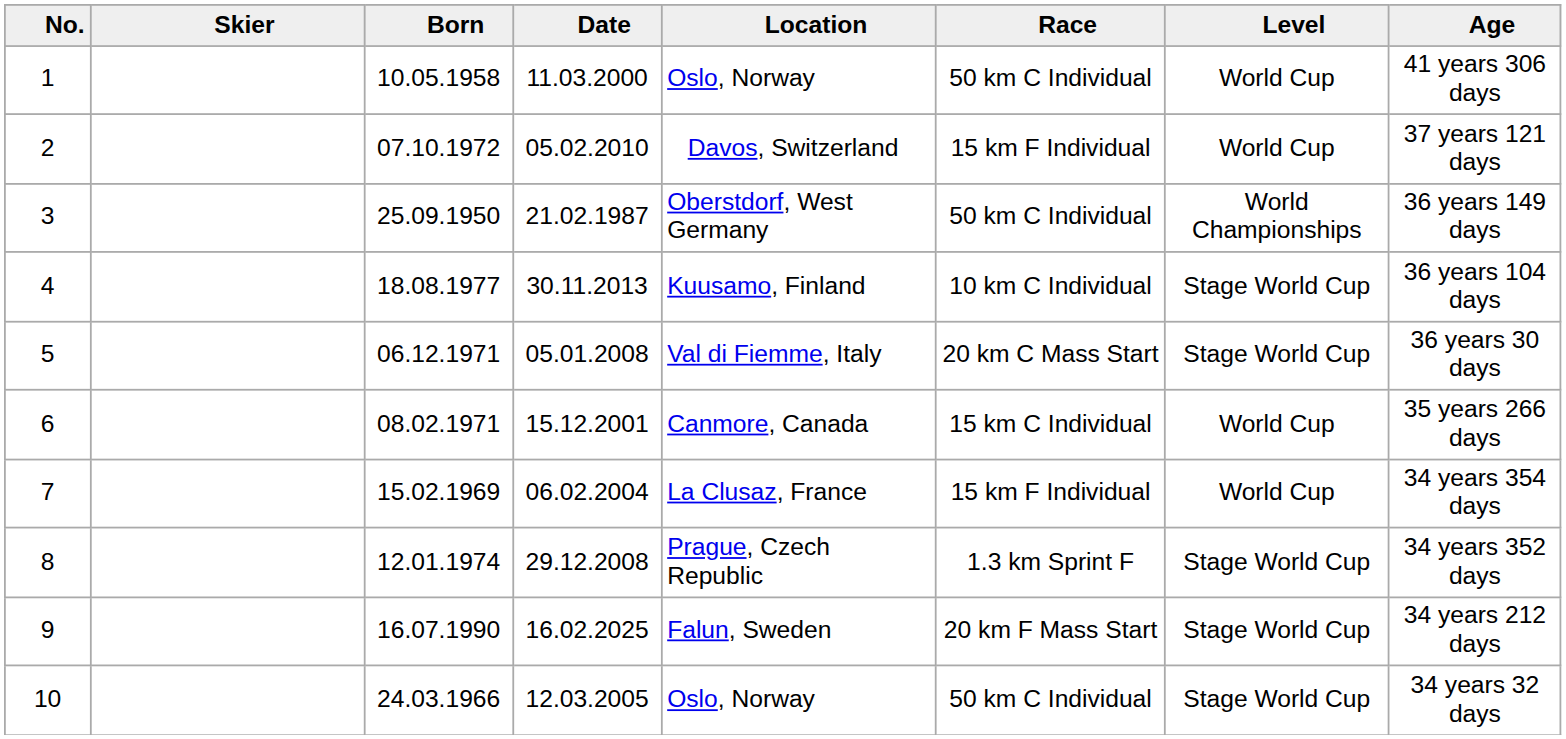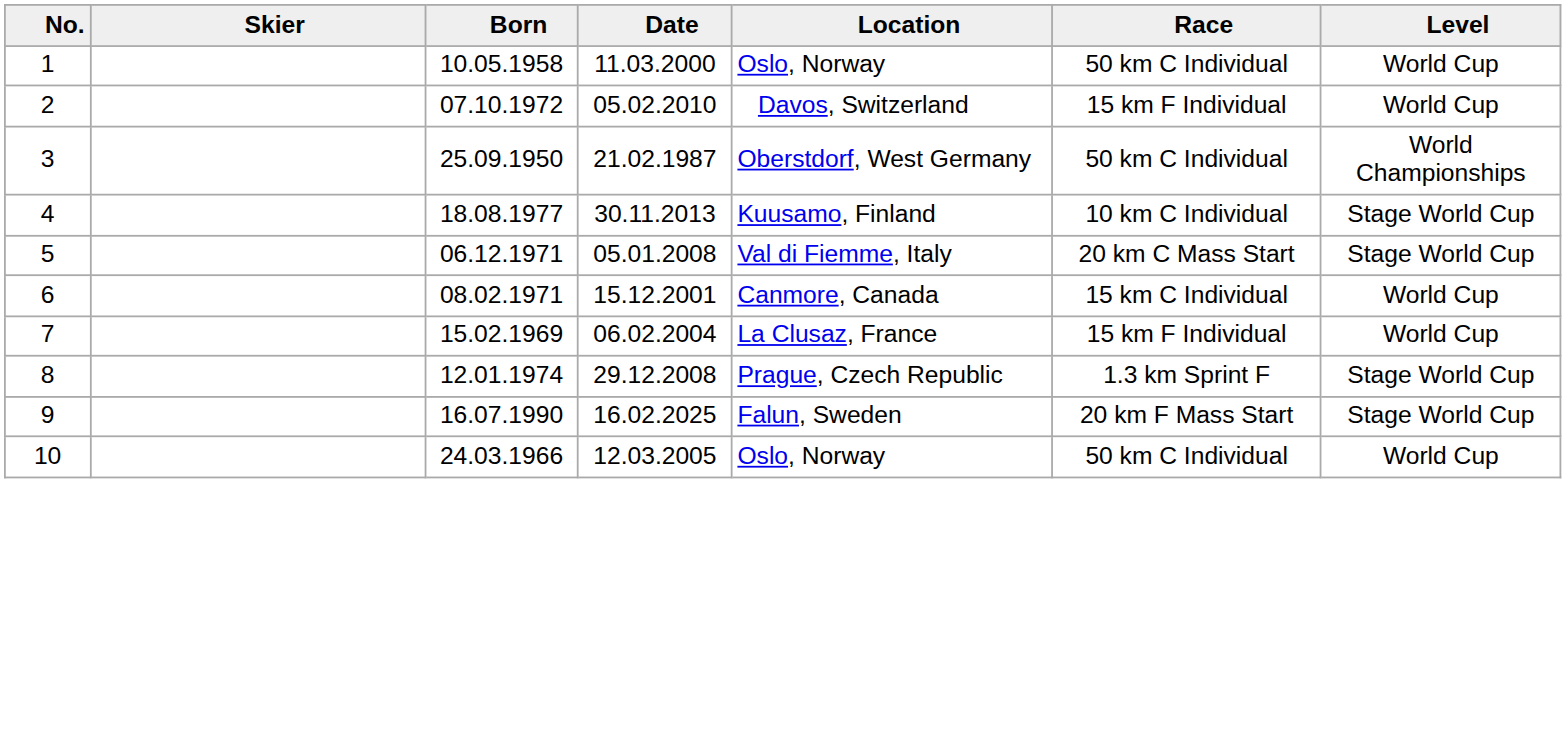- column: (1475, 24)
(1277, 699) Stage World Cup -> (1441, 455) World Cup
